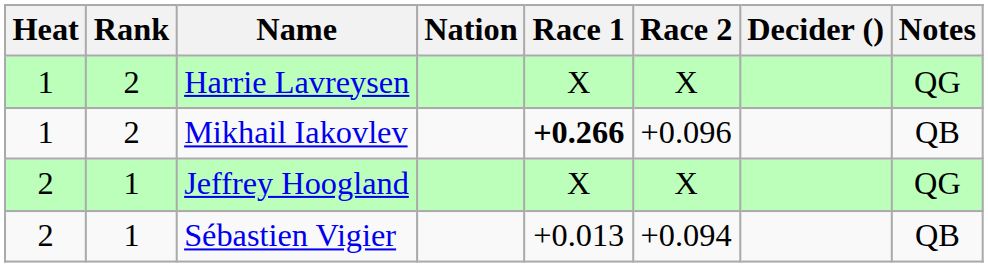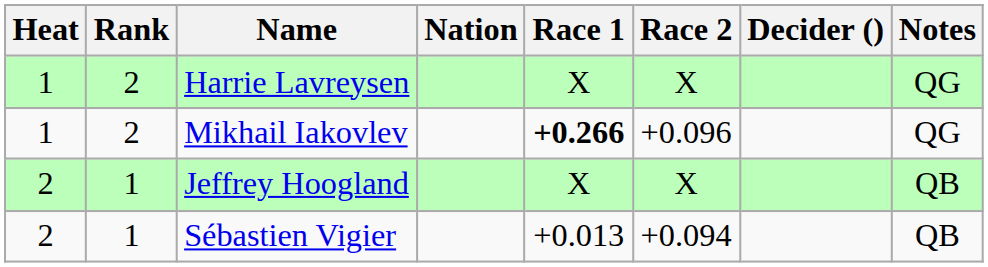(937, 132) QB -> (937, 132) QG
(937, 183) QG -> (937, 183) QB
